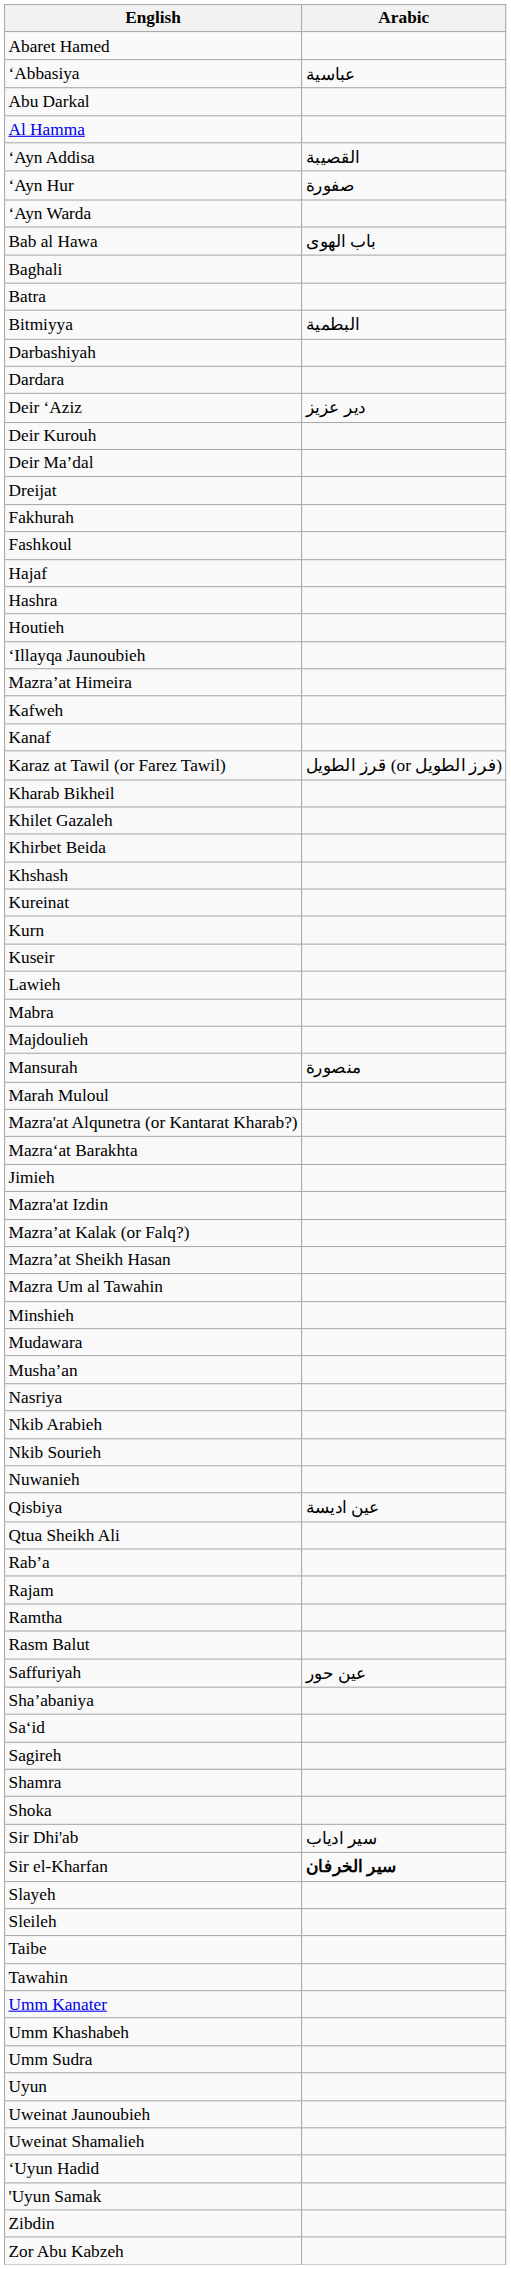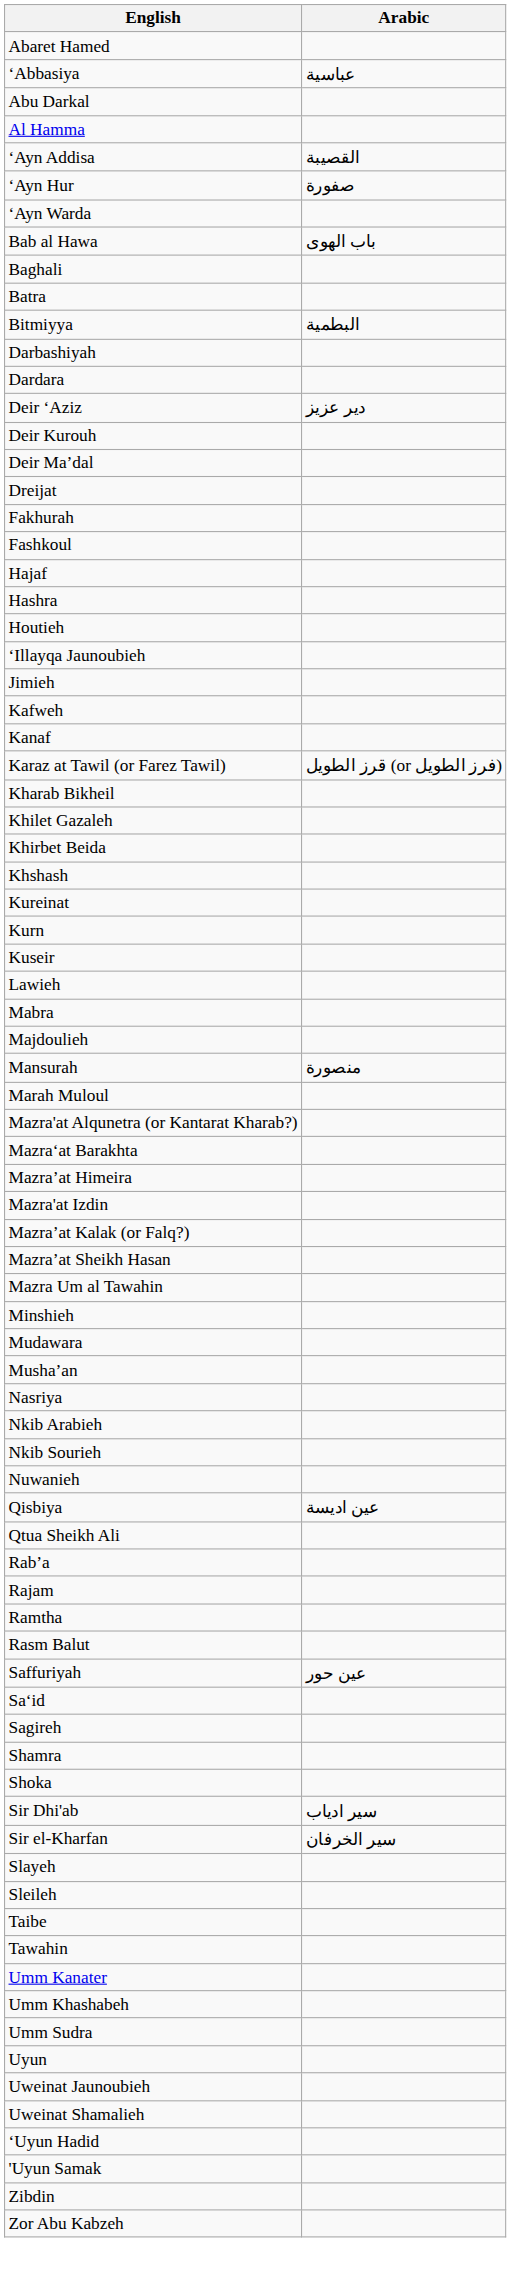rows swapped: (32, 1177) <-> (70, 682)
- row: (51, 1700)
(351, 1867) bold -> (351, 1839) normal
